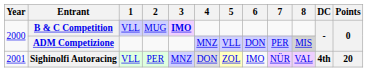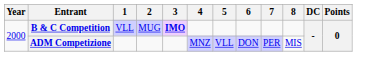(304, 44) lightgrey background -> (293, 44) no background
- row: (73, 59)
